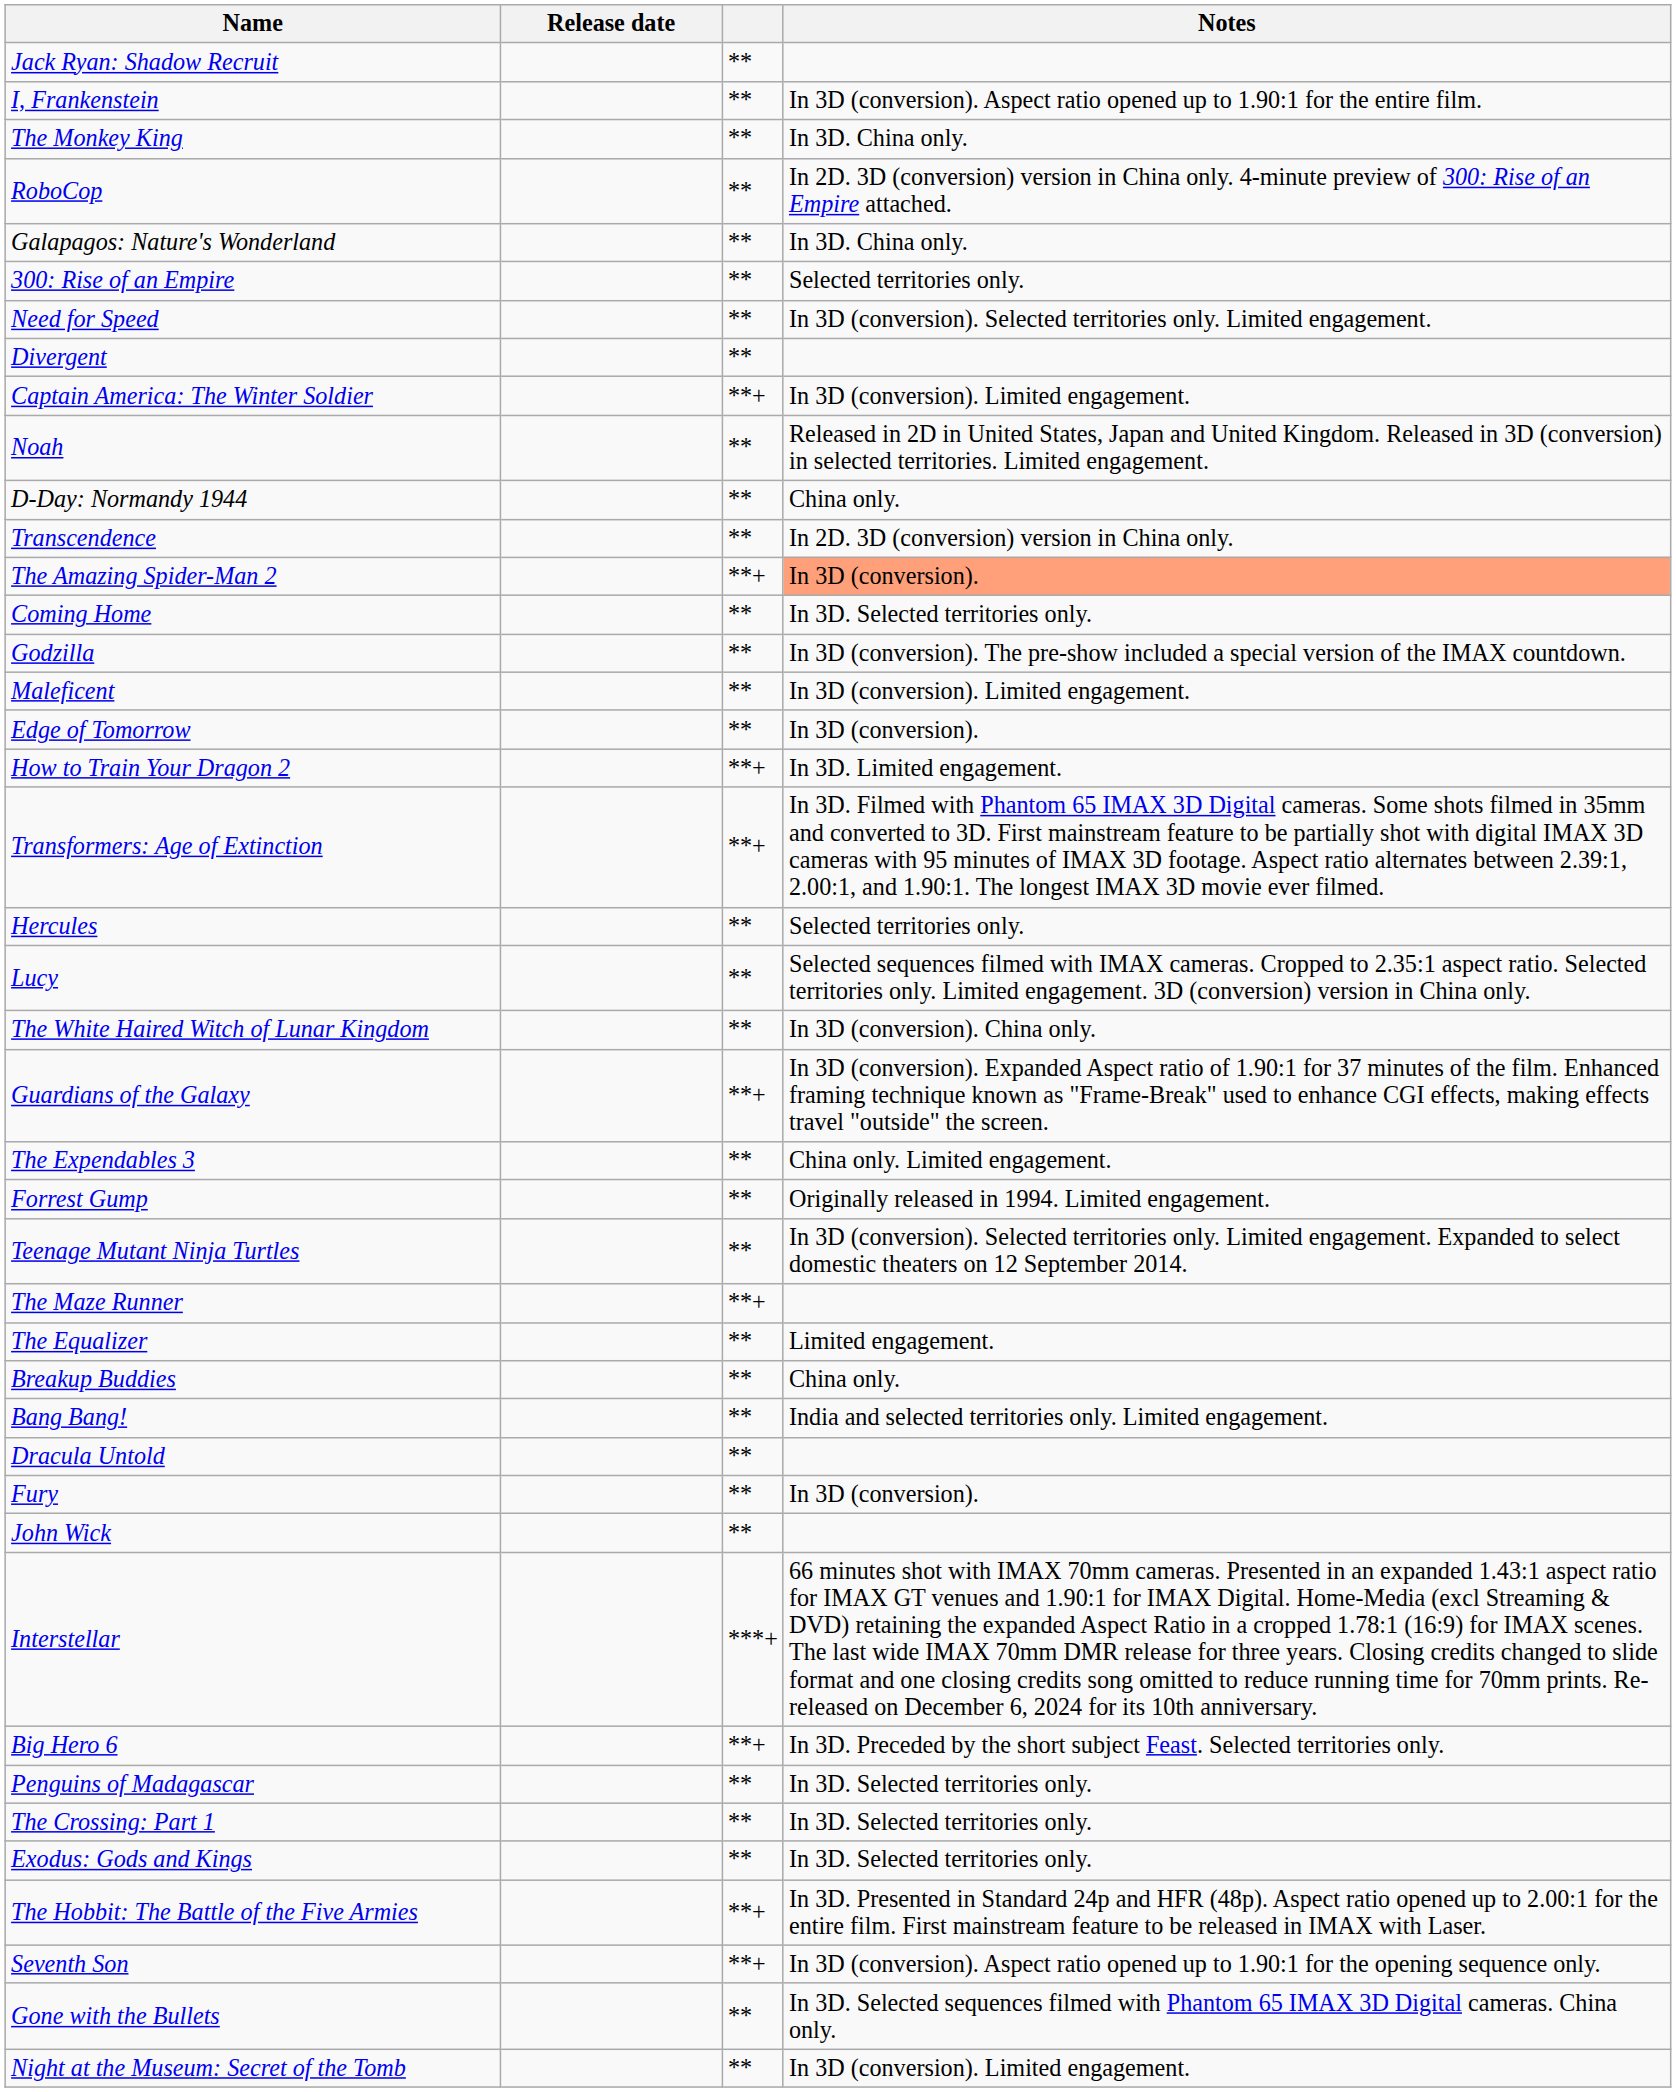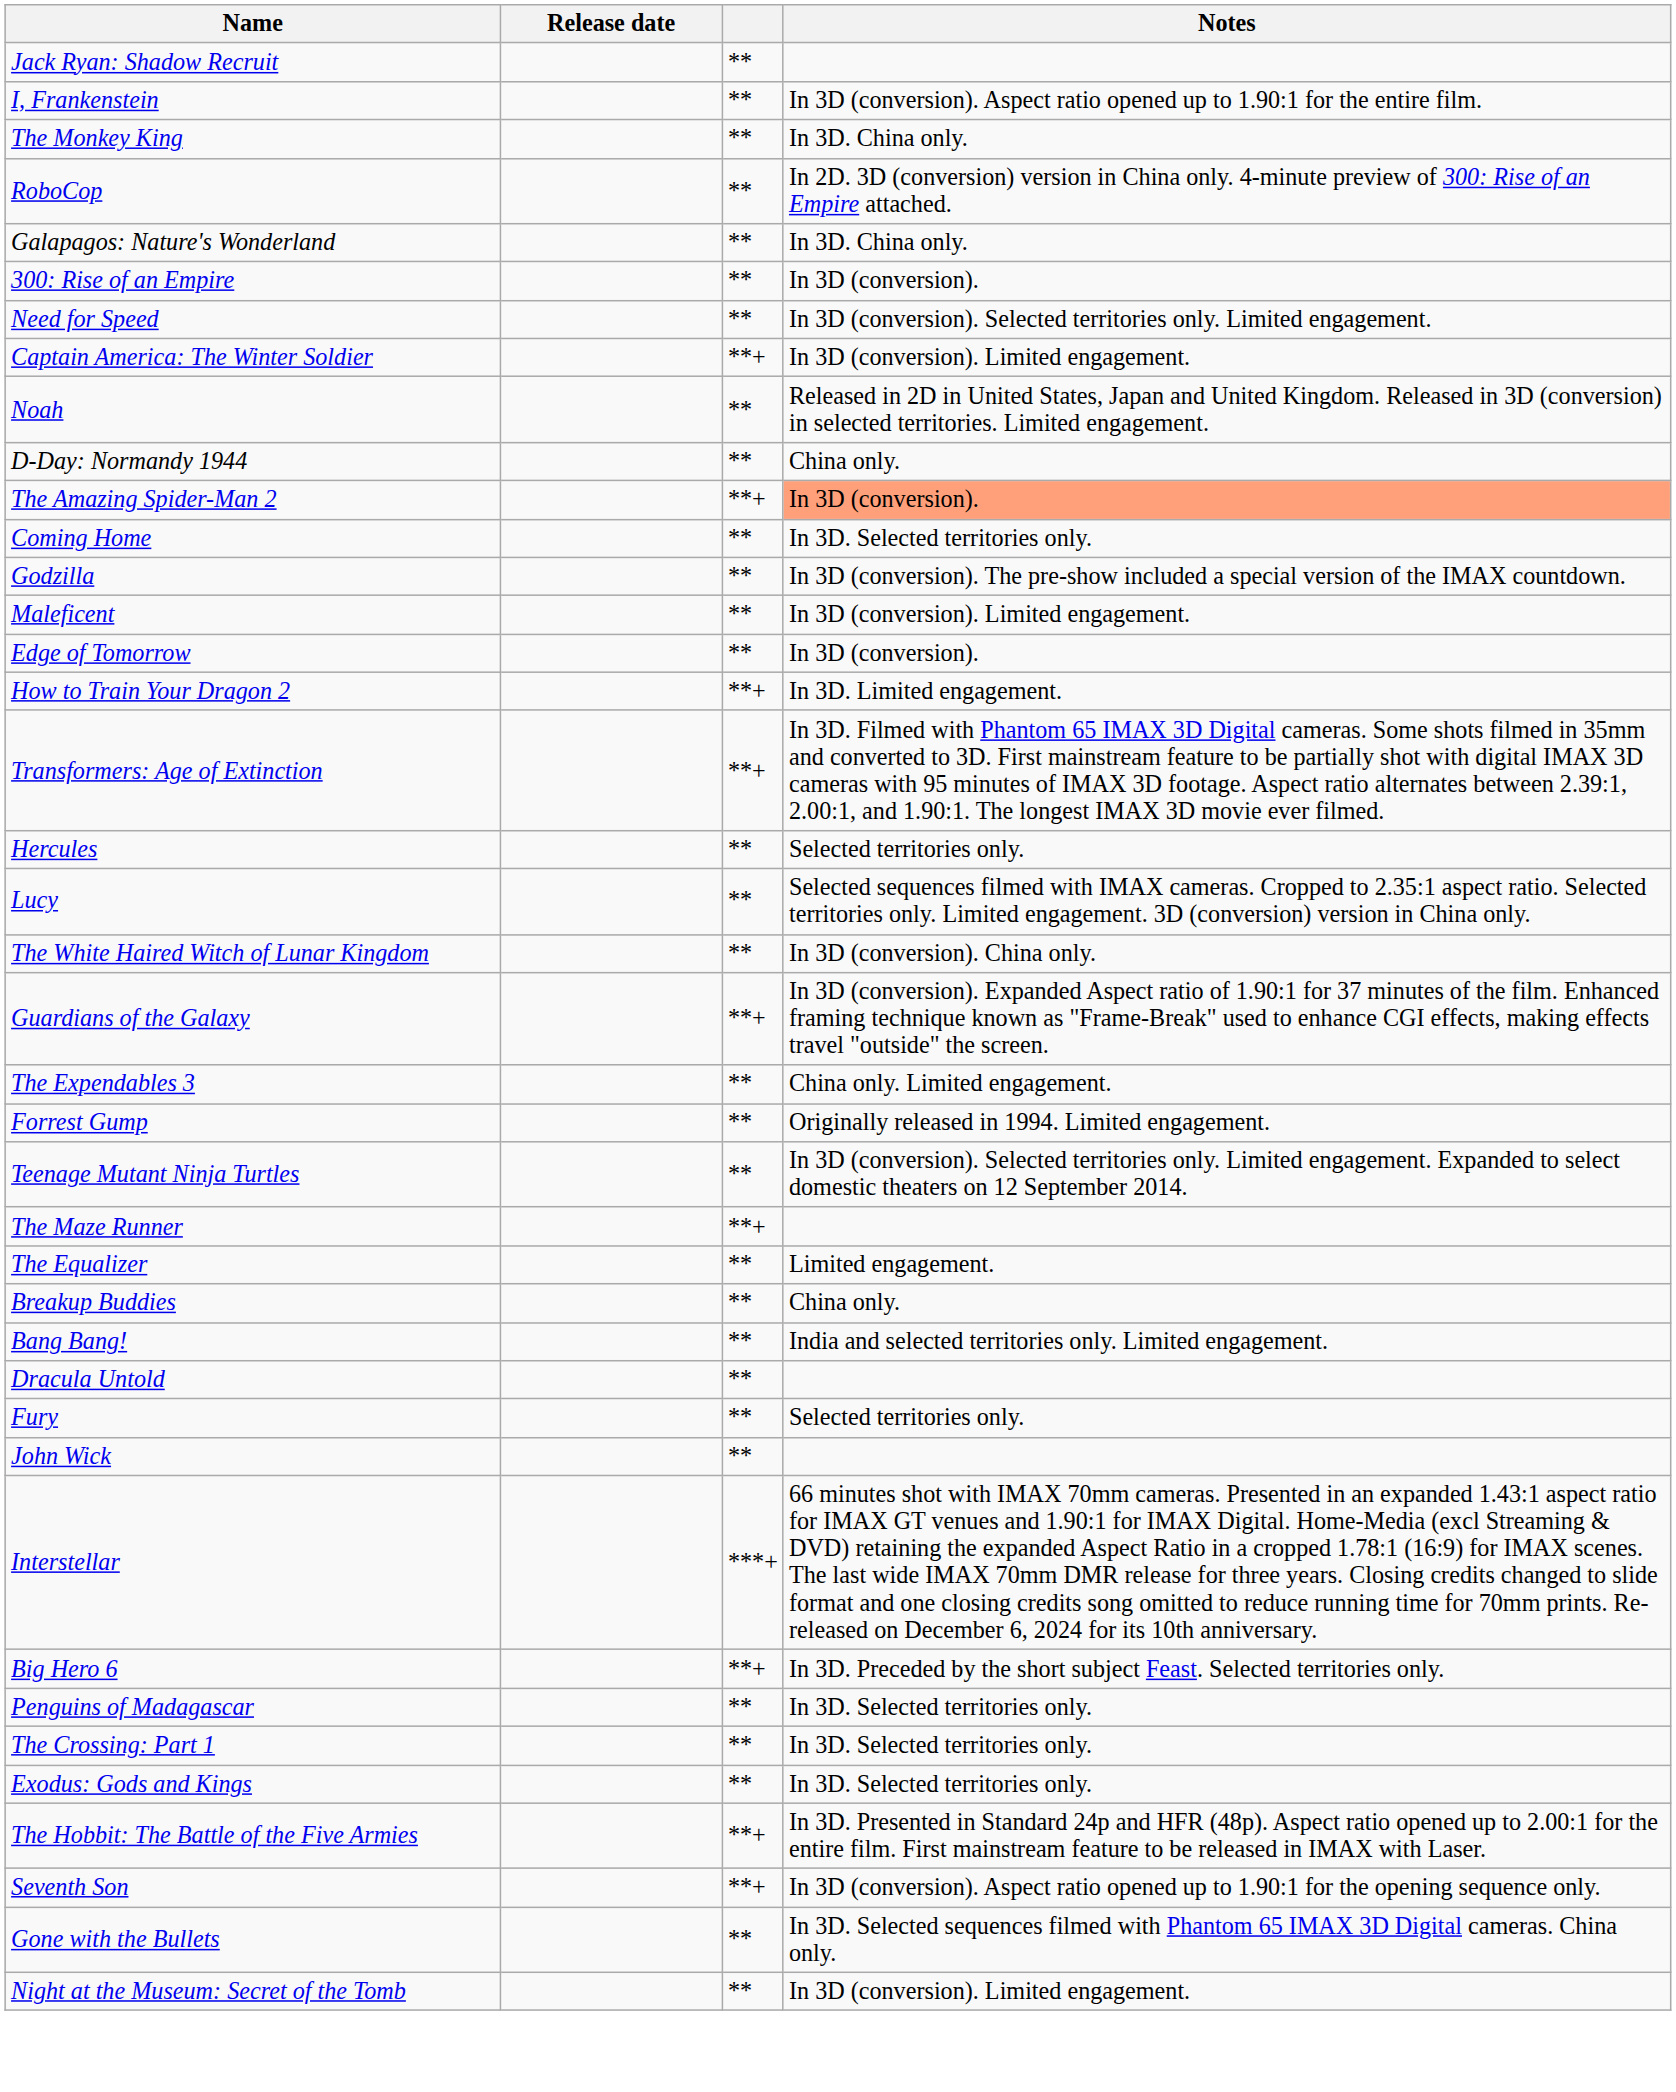(907, 280) Selected territories only. -> (884, 280) In 3D (conversion).
- row: (59, 357)
- row: (84, 537)
(884, 1494) In 3D (conversion). -> (907, 1417) Selected territories only.
